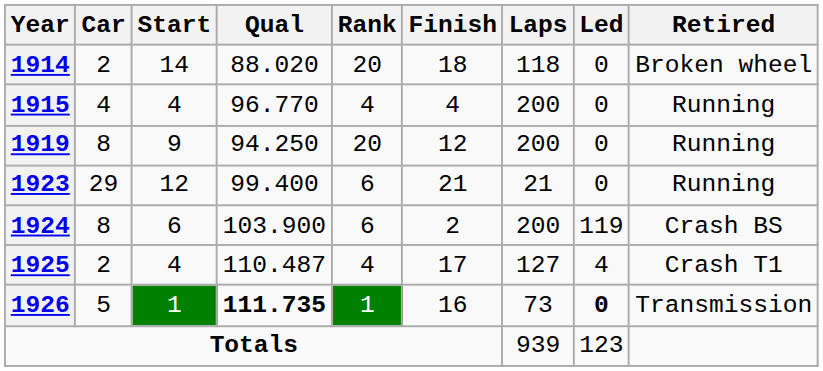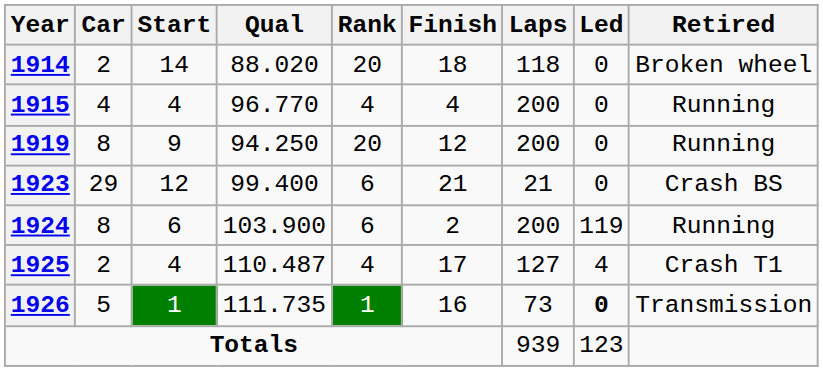(724, 185) Running -> (724, 185) Crash BS
(724, 225) Crash BS -> (724, 225) Running
(274, 305) bold -> (274, 305) normal
